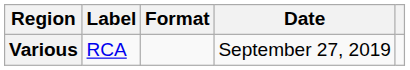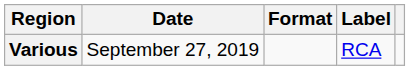columns swapped: (305, 19) <-> (111, 19)
